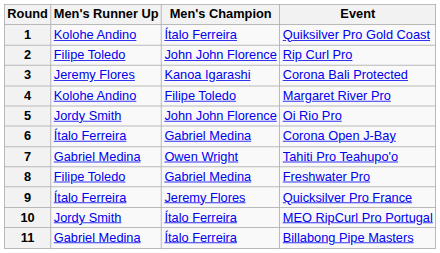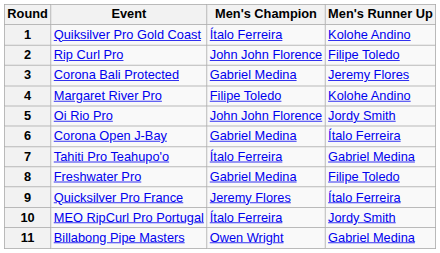columns swapped: (358, 14) <-> (106, 14)
(207, 75) Kanoa Igarashi -> (253, 75) Gabriel Medina
(201, 156) Owen Wright -> (246, 156) Ítalo Ferreira
(201, 237) Ítalo Ferreira -> (247, 237) Owen Wright
